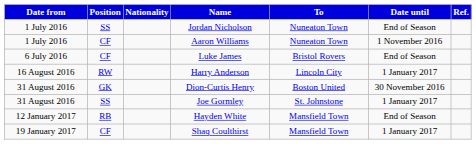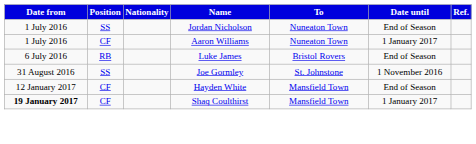(410, 42) 1 November 2016 -> (410, 42) 1 January 2017
(105, 57) CF -> (105, 57) RB
- row: (220, 72)
- row: (220, 87)
(410, 102) 1 January 2017 -> (410, 72) 1 November 2016
(105, 117) RB -> (105, 87) CF
(46, 132) normal -> (46, 102) bold
